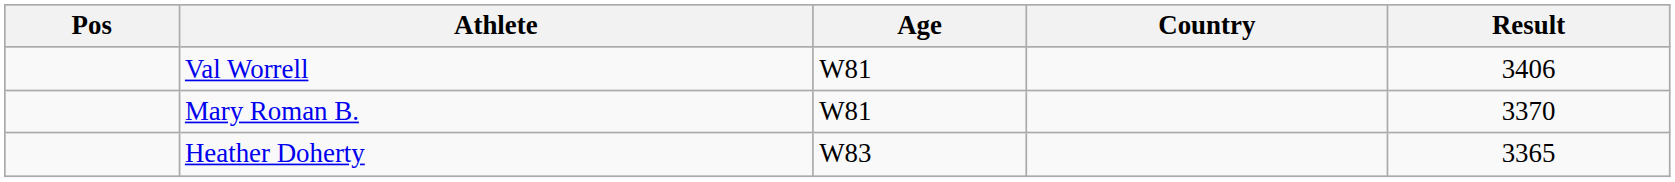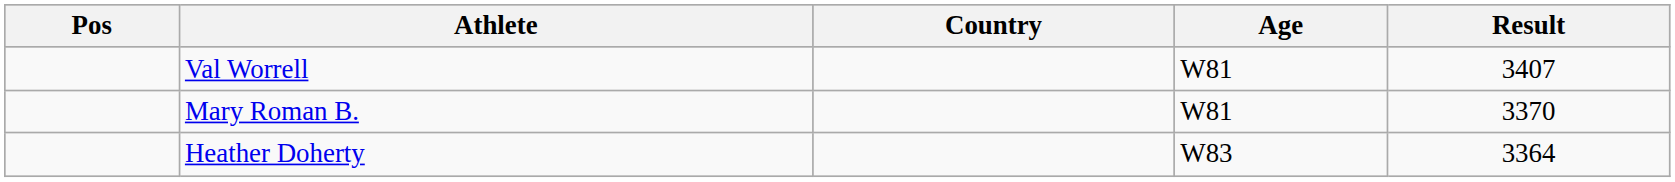columns swapped: (920, 25) <-> (1207, 25)
(1529, 68) 3406 -> (1529, 68) 3407
(1529, 153) 3365 -> (1529, 153) 3364
